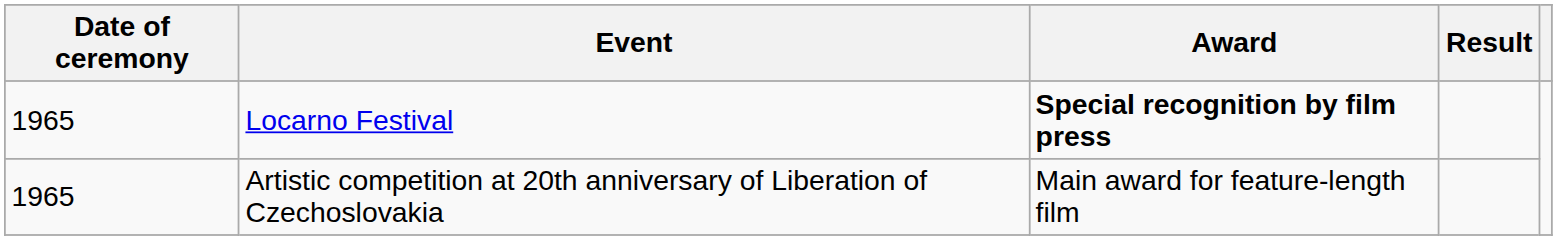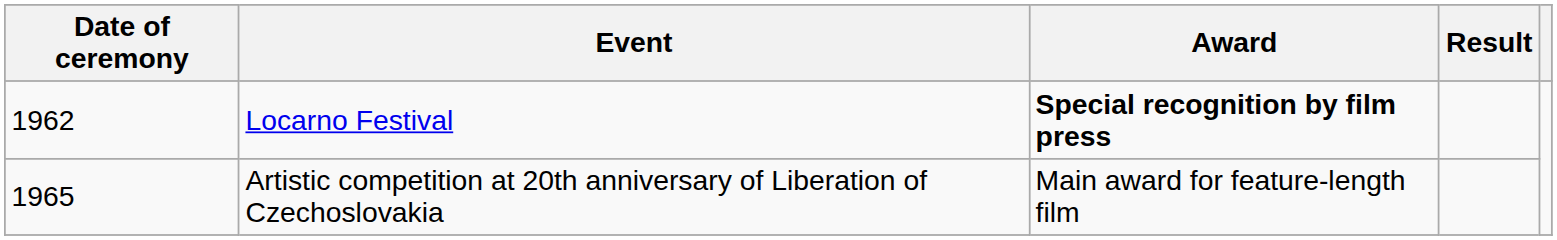(43, 119) 1965 -> (43, 119) 1962
